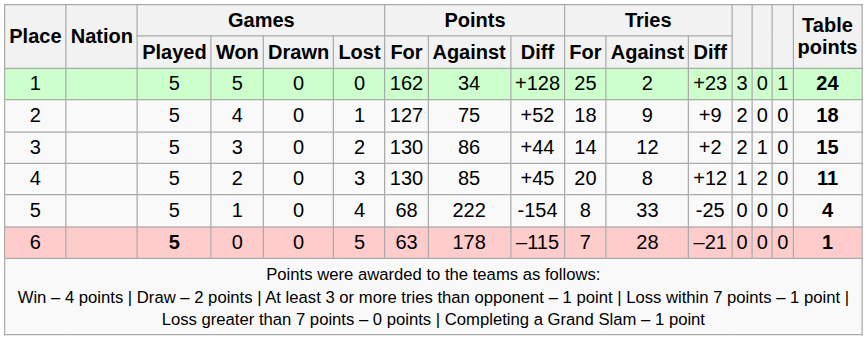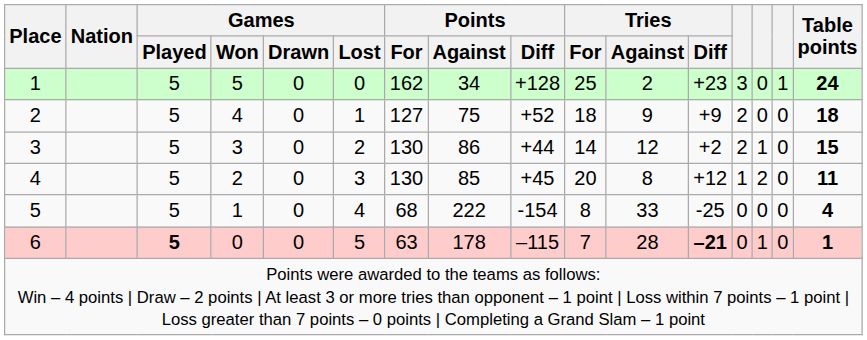(710, 242) normal -> (710, 242) bold
(762, 242) 0 -> (762, 242) 1
